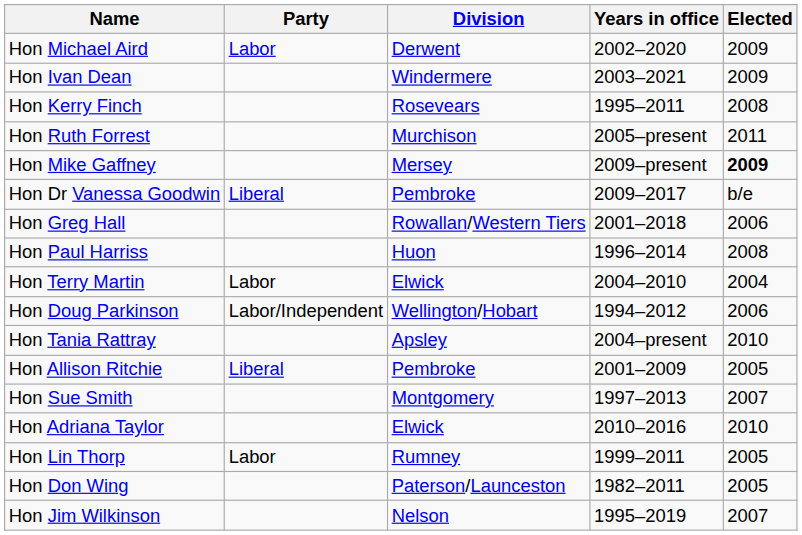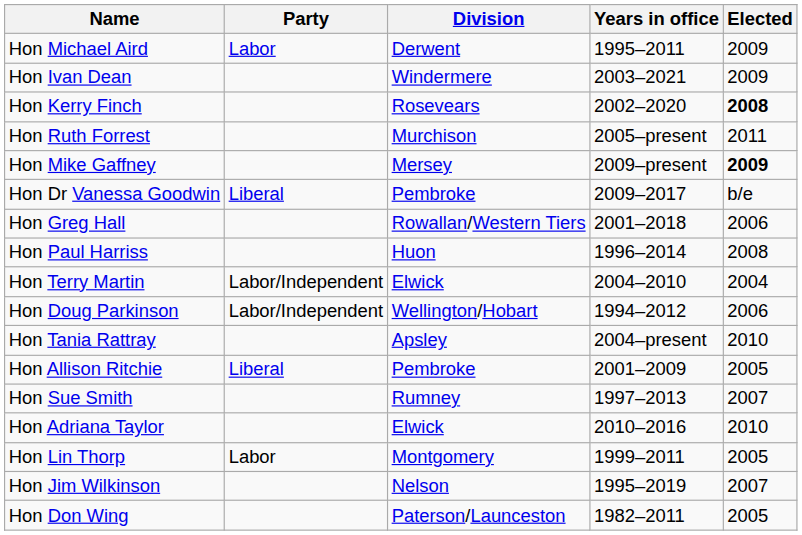(640, 48) 2002–2020 -> (639, 48) 1995–2011
(639, 106) 1995–2011 -> (640, 106) 2002–2020
(748, 106) normal -> (748, 106) bold
(252, 281) Labor -> (306, 281) Labor/Independent
(443, 398) Montgomery -> (426, 398) Rumney
(426, 456) Rumney -> (443, 456) Montgomery
rows swapped: (84, 515) <-> (69, 485)
